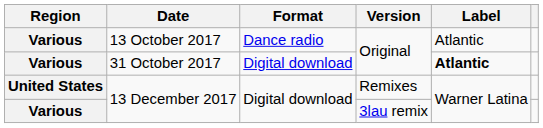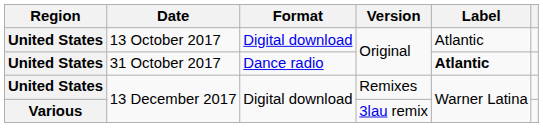(55, 39) Various -> (55, 39) United States
(283, 39) Dance radio -> (298, 39) Digital download
(55, 63) Various -> (55, 63) United States
(298, 63) Digital download -> (283, 63) Dance radio
